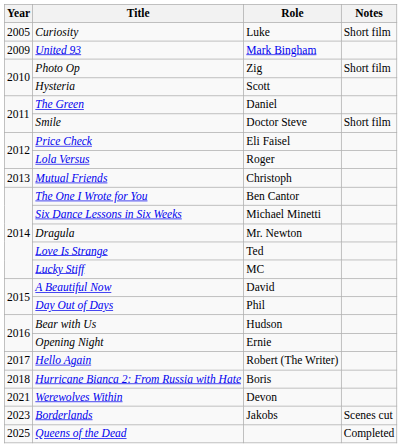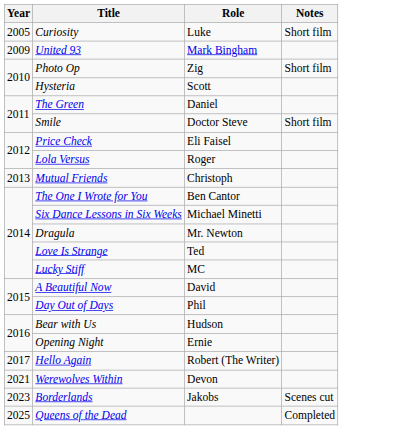- row: (138, 379)
